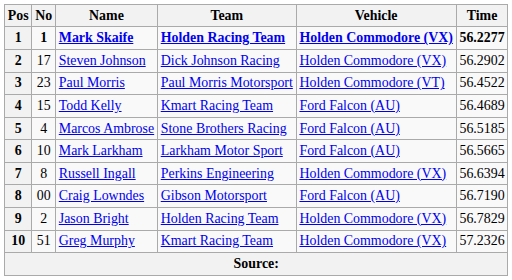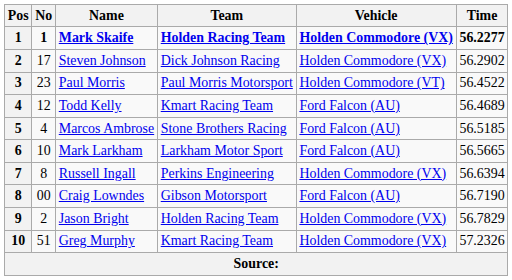(44, 105) 15 -> (44, 105) 12
